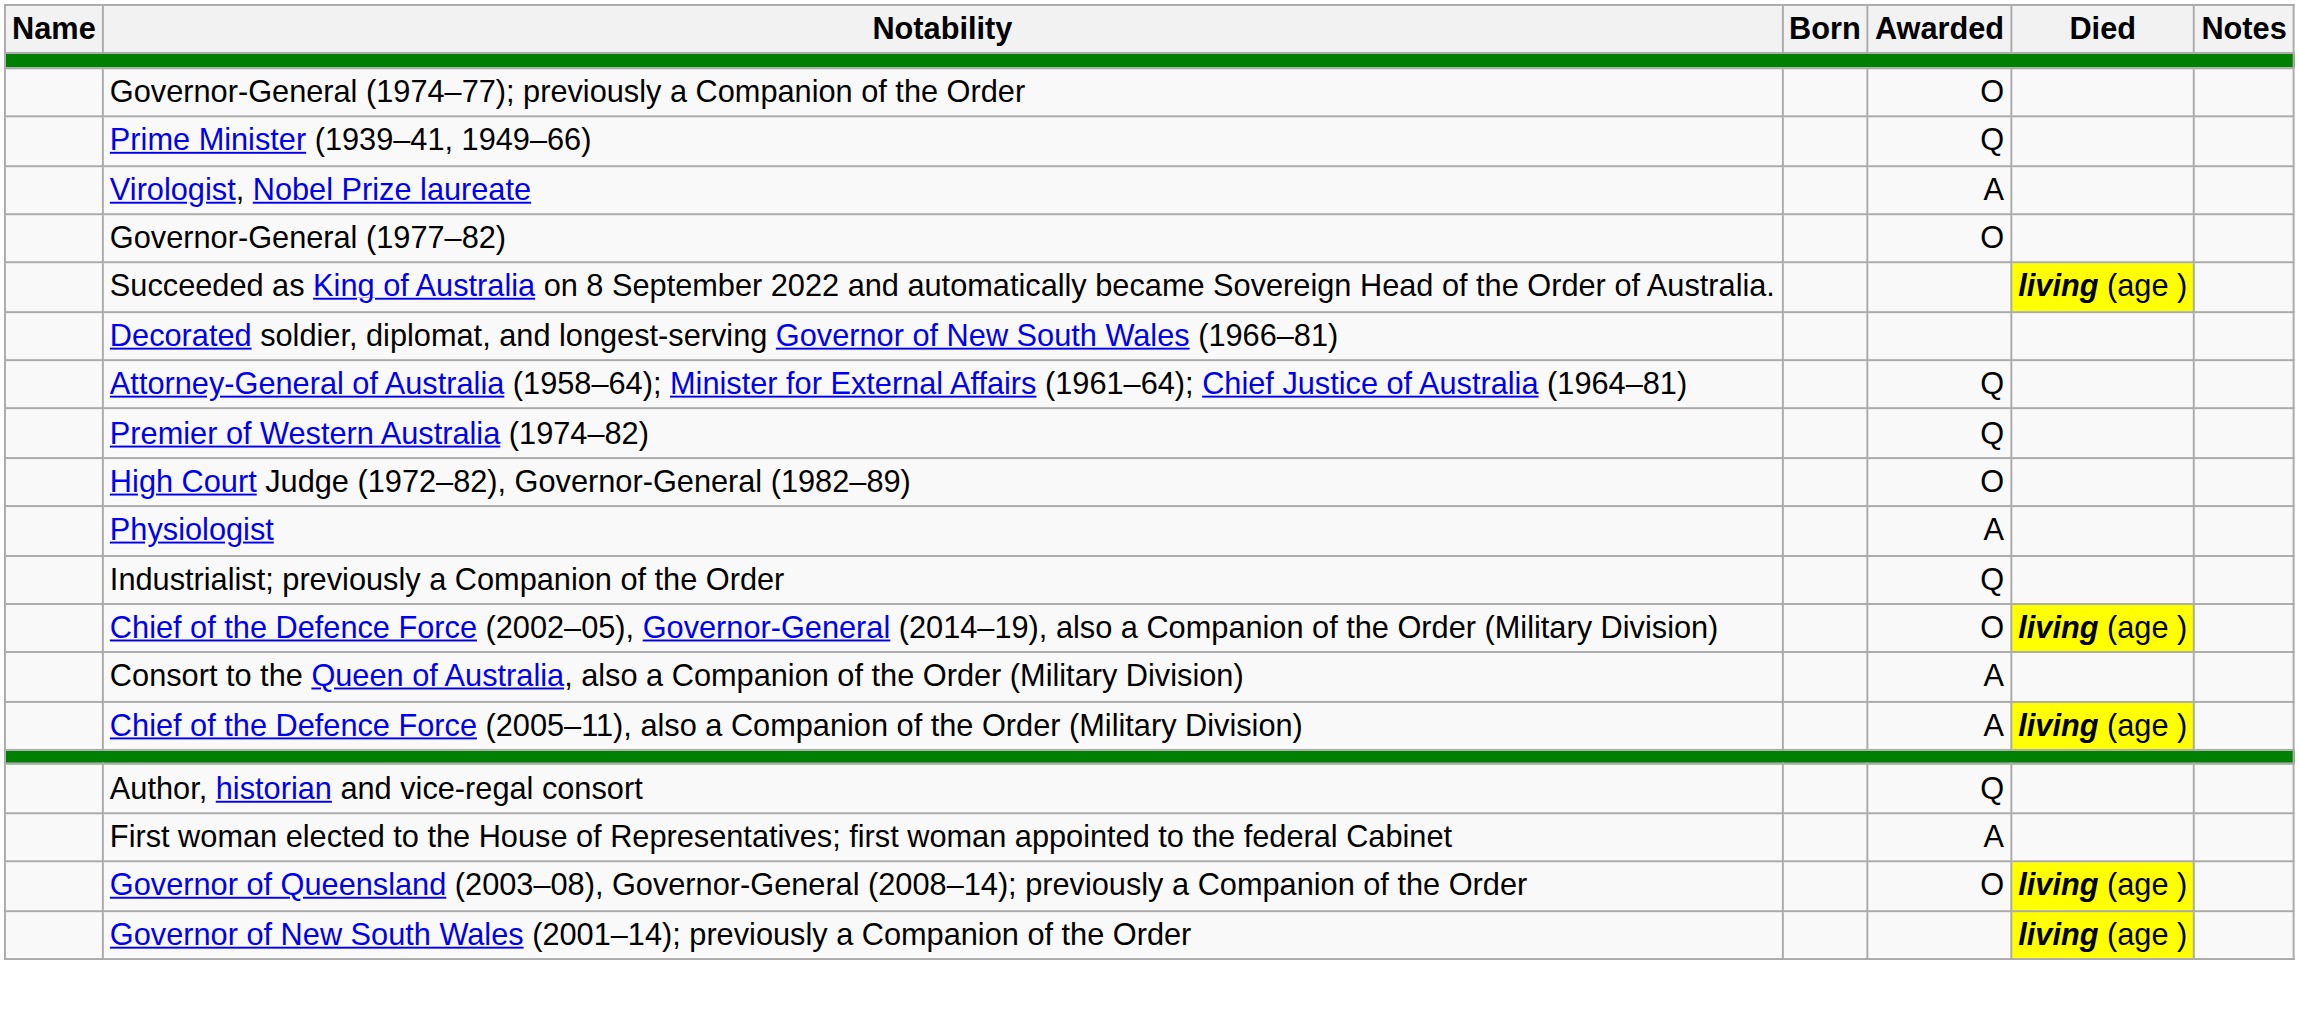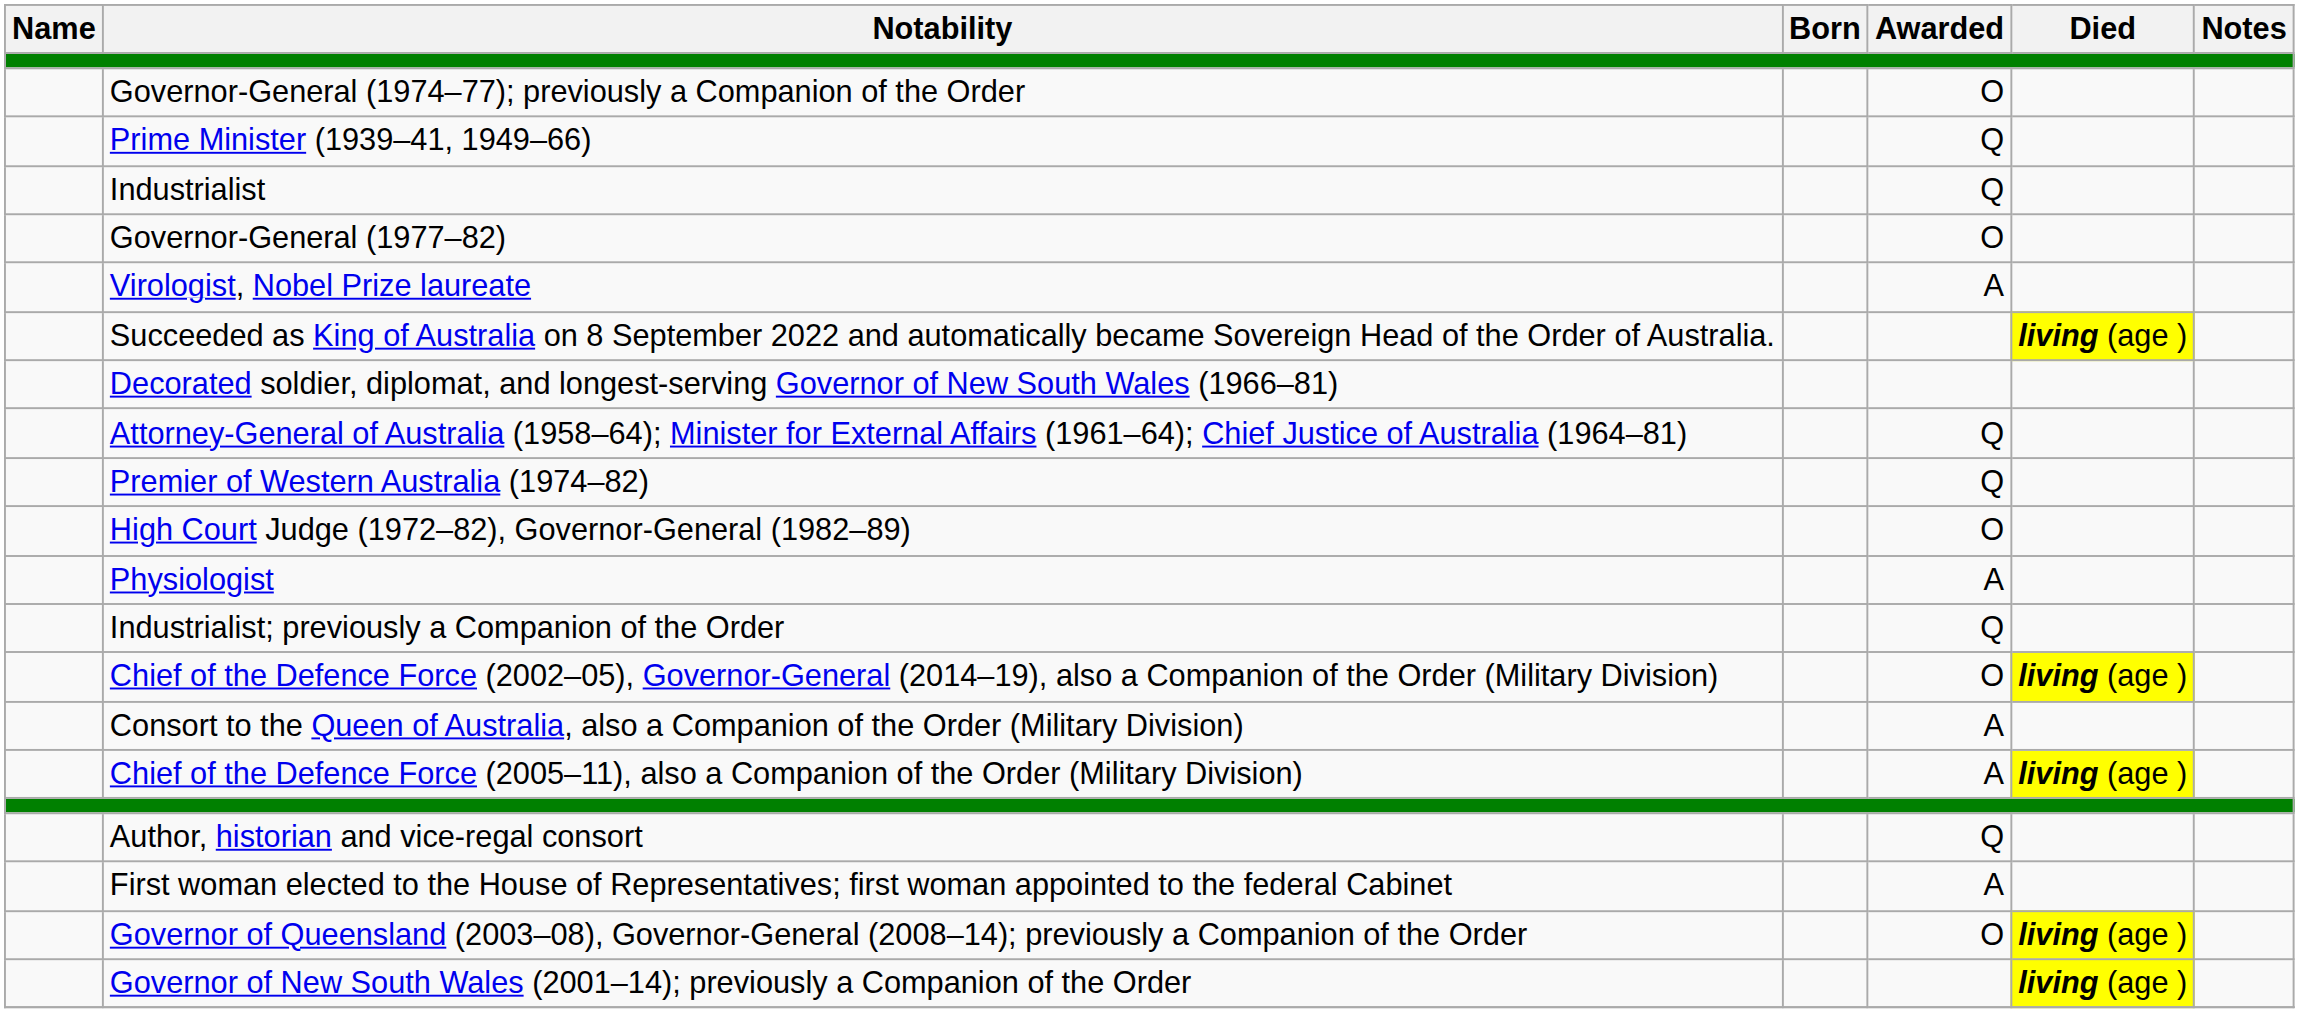+ row: (188, 189)
rows swapped: (308, 237) <-> (320, 189)
